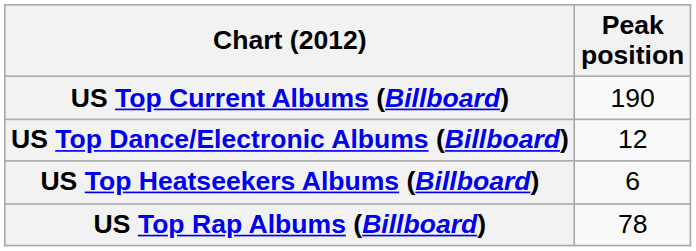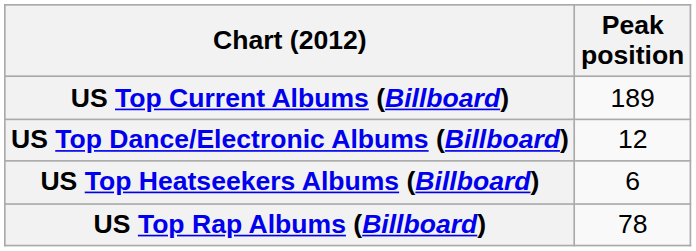(633, 97) 190 -> (633, 97) 189
